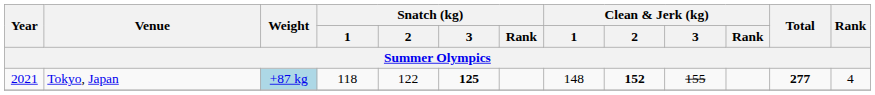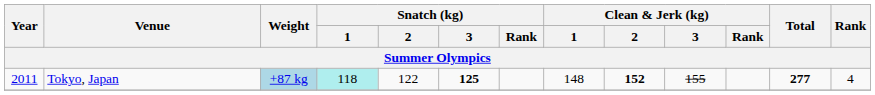(24, 79) 2021 -> (24, 79) 2011
(347, 79) no background -> (347, 79) paleturquoise background
